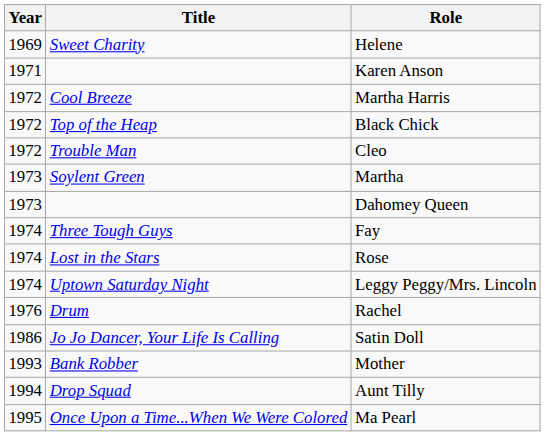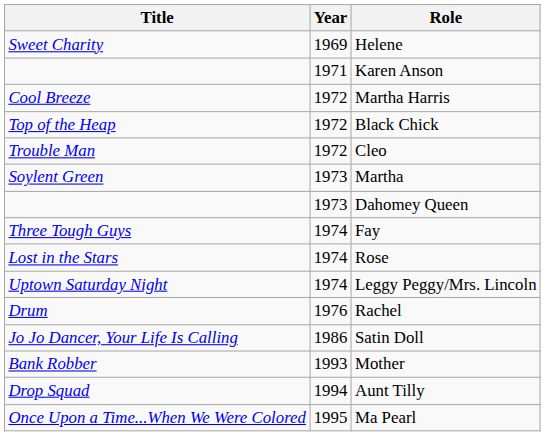columns swapped: (25, 17) <-> (199, 17)
